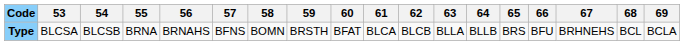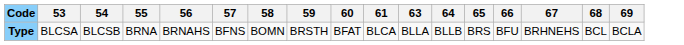- column: (416, 13)
